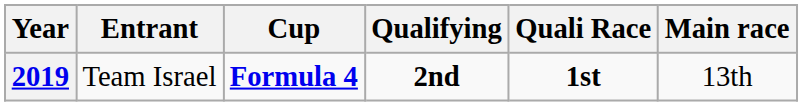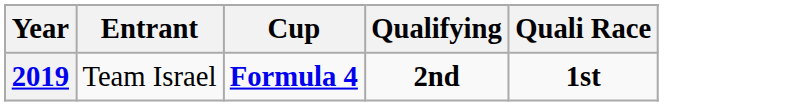- column: (727, 28)
